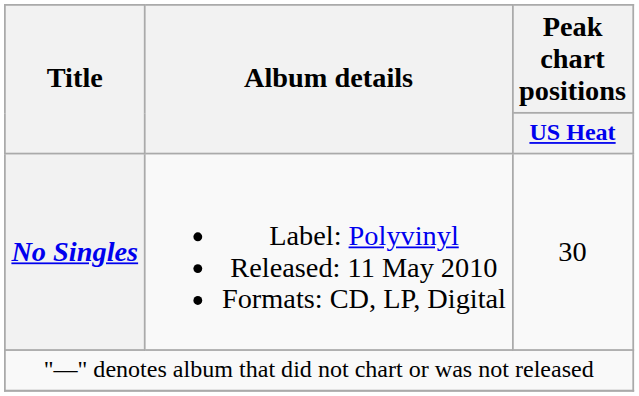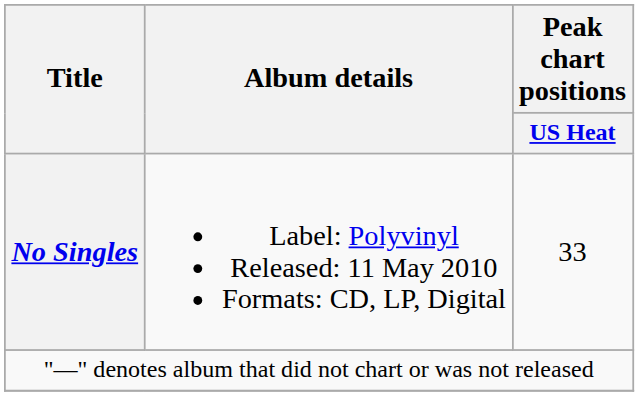(573, 251) 30 -> (573, 251) 33
